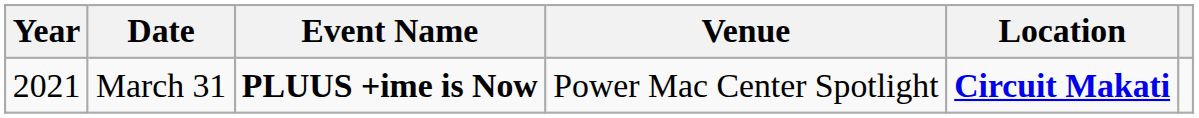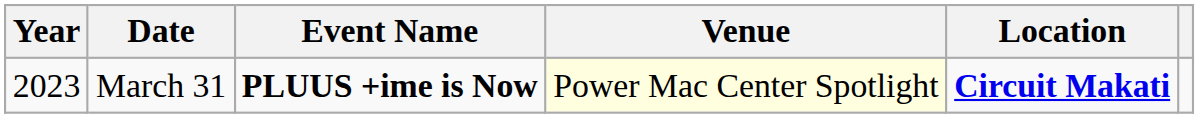(47, 84) 2021 -> (47, 84) 2023
(746, 84) no background -> (746, 84) lightyellow background
